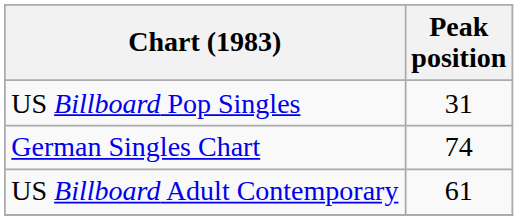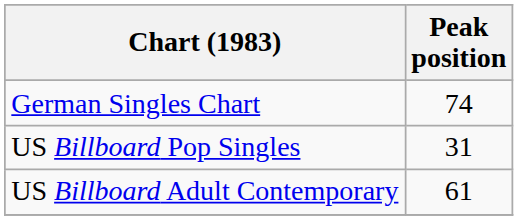rows swapped: (136, 147) <-> (156, 102)
